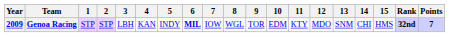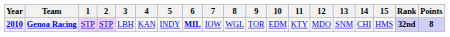(15, 24) 2009 -> (15, 24) 2010
(170, 24) lightyellow background -> (170, 24) no background
(431, 24) 7 -> (431, 24) 8
